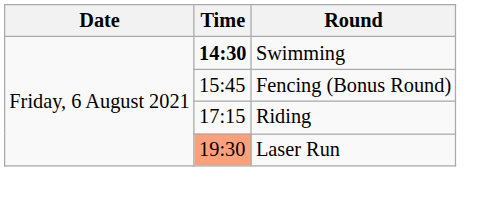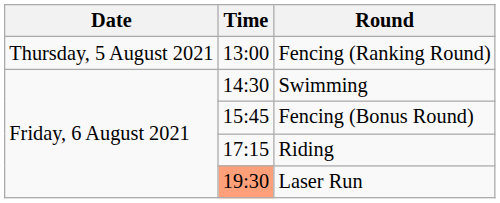+ row: (385, 52)
(223, 52) bold -> (246, 85) normal
